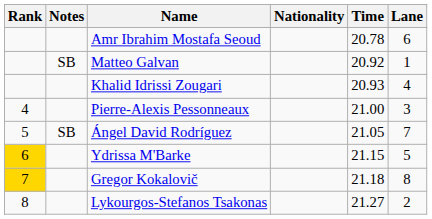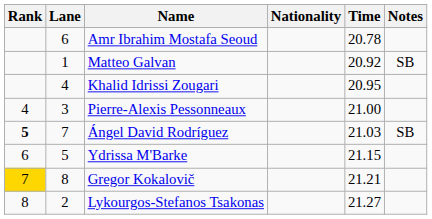columns swapped: (407, 16) <-> (67, 16)
(368, 86) 20.93 -> (364, 86) 20.95
(25, 132) normal -> (25, 132) bold
(368, 132) 21.05 -> (364, 132) 21.03
(25, 156) gold background -> (25, 156) no background
(368, 179) 21.18 -> (364, 179) 21.21
